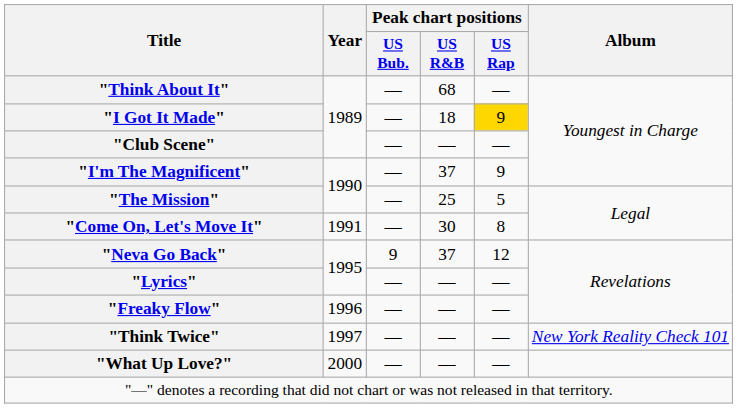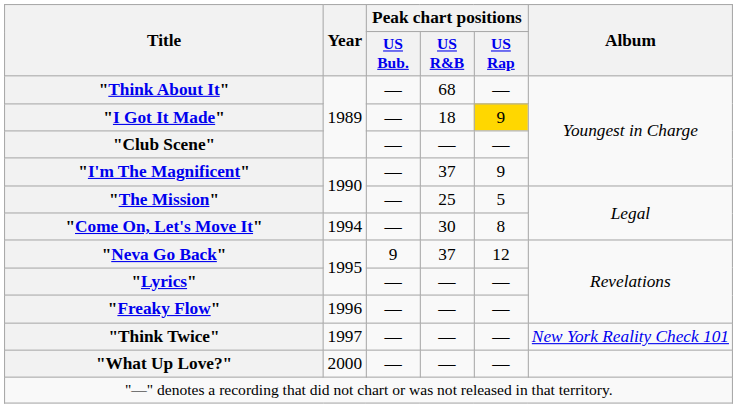(345, 226) 1991 -> (345, 226) 1994
